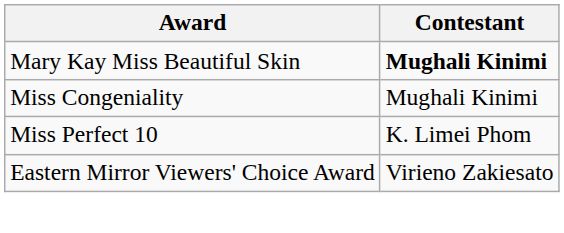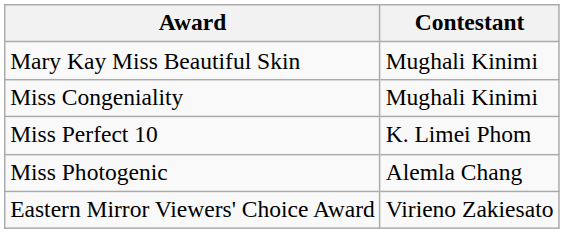(466, 60) bold -> (462, 60) normal
+ row: (89, 172)
